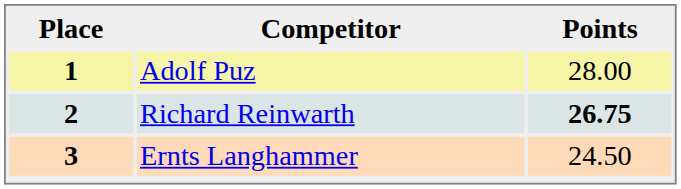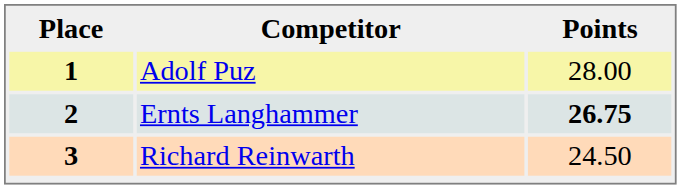(247, 113) Richard Reinwarth -> (249, 113) Ernts Langhammer
(249, 155) Ernts Langhammer -> (247, 155) Richard Reinwarth
